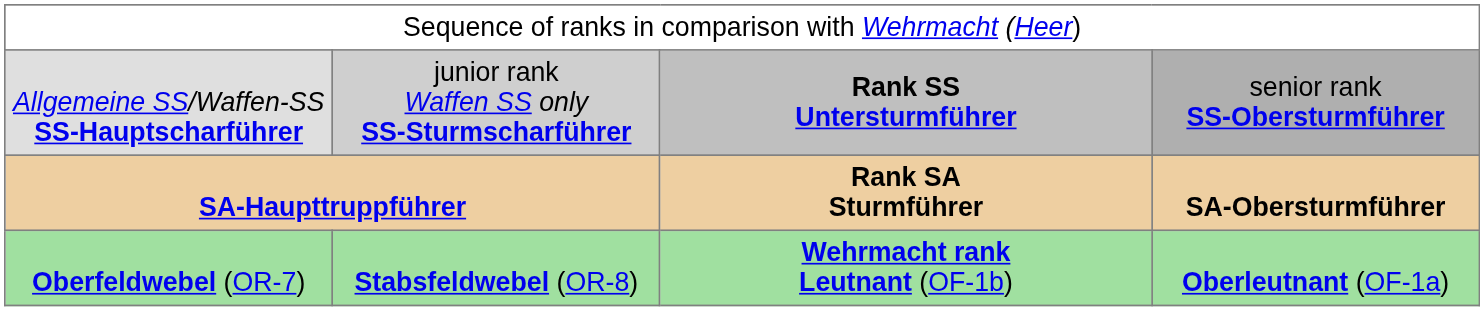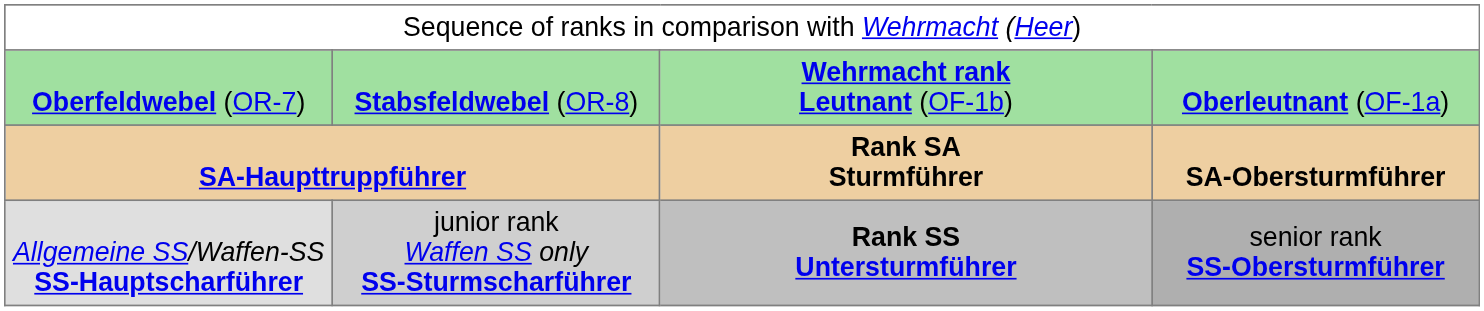rows swapped: (169, 117) <-> (169, 282)
